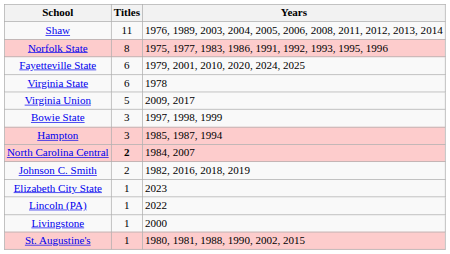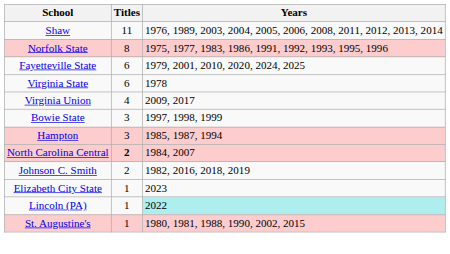(127, 100) 5 -> (127, 100) 4
(156, 205) no background -> (156, 205) paleturquoise background
- row: (58, 223)
